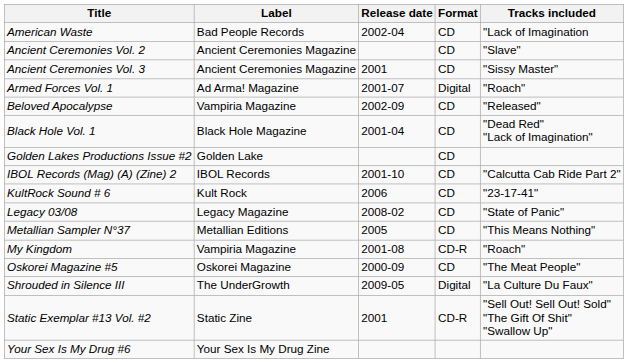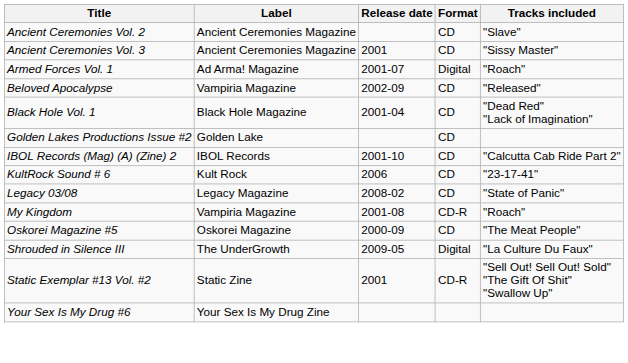- row: (50, 32)
- row: (68, 230)
